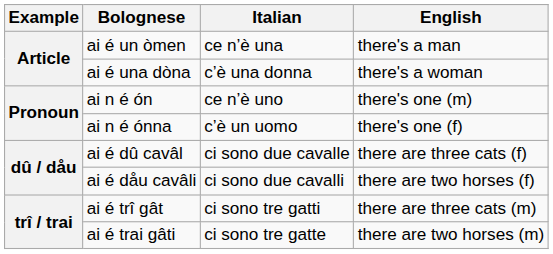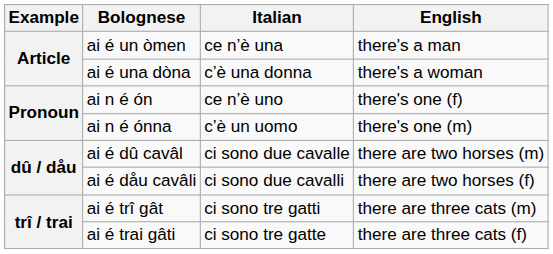(415, 99) there's one (m) -> (410, 99) there's one (f)
(410, 126) there's one (f) -> (415, 126) there's one (m)
(442, 153) there are three cats (f) -> (451, 153) there are two horses (m)
(451, 235) there are two horses (m) -> (442, 235) there are three cats (f)
